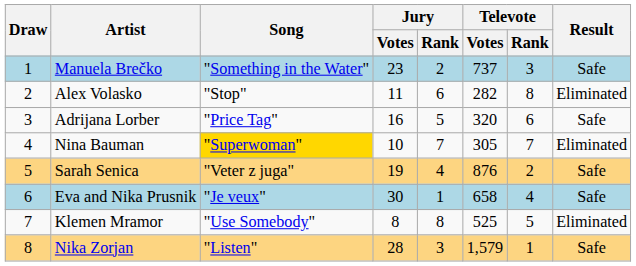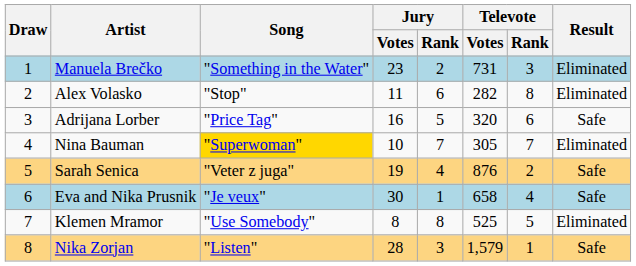(485, 68) 737 -> (485, 68) 731
(592, 68) Safe -> (592, 68) Eliminated
